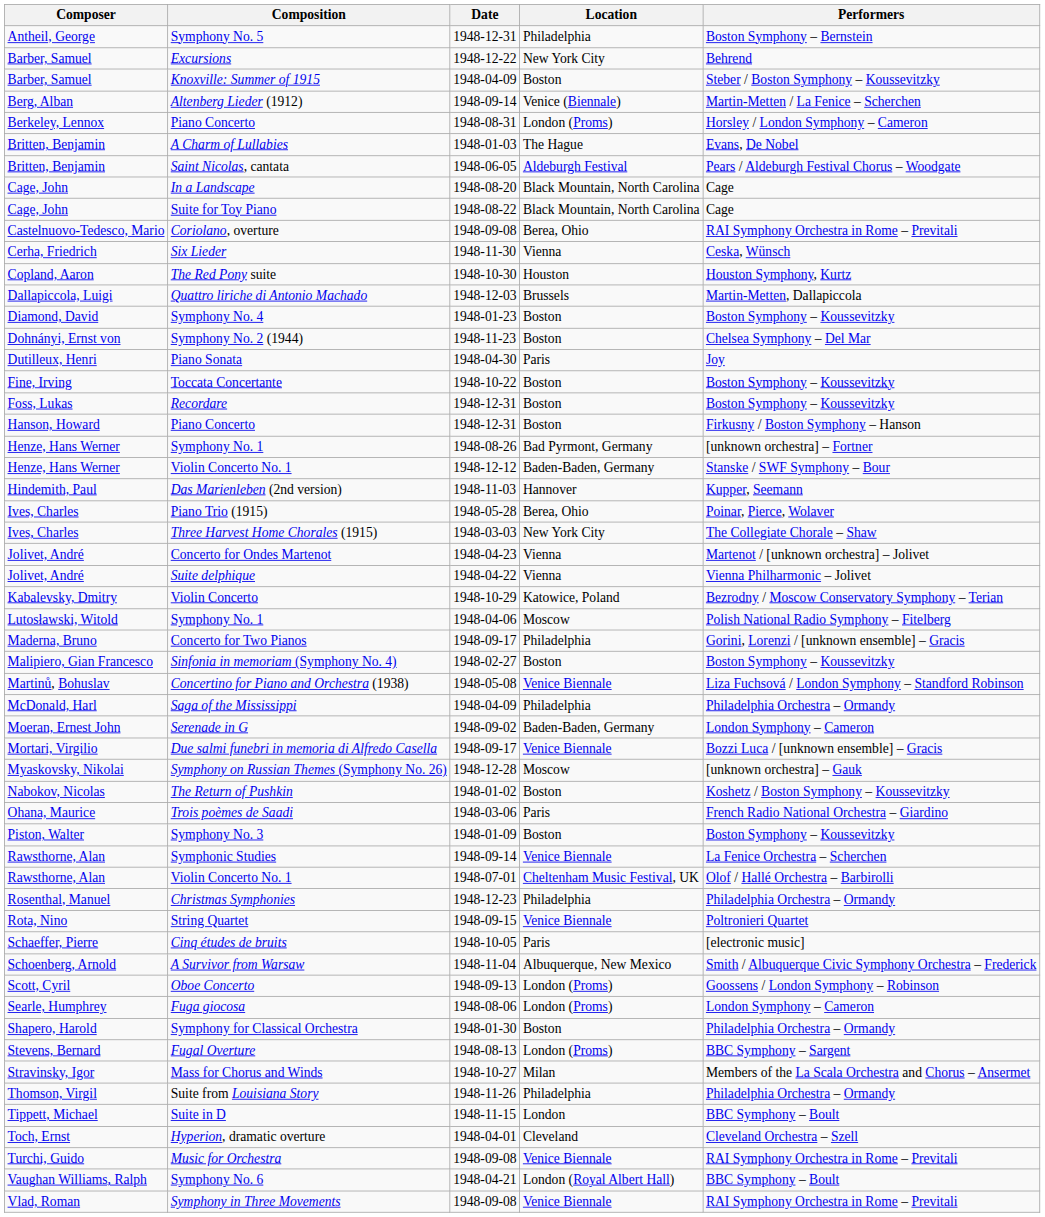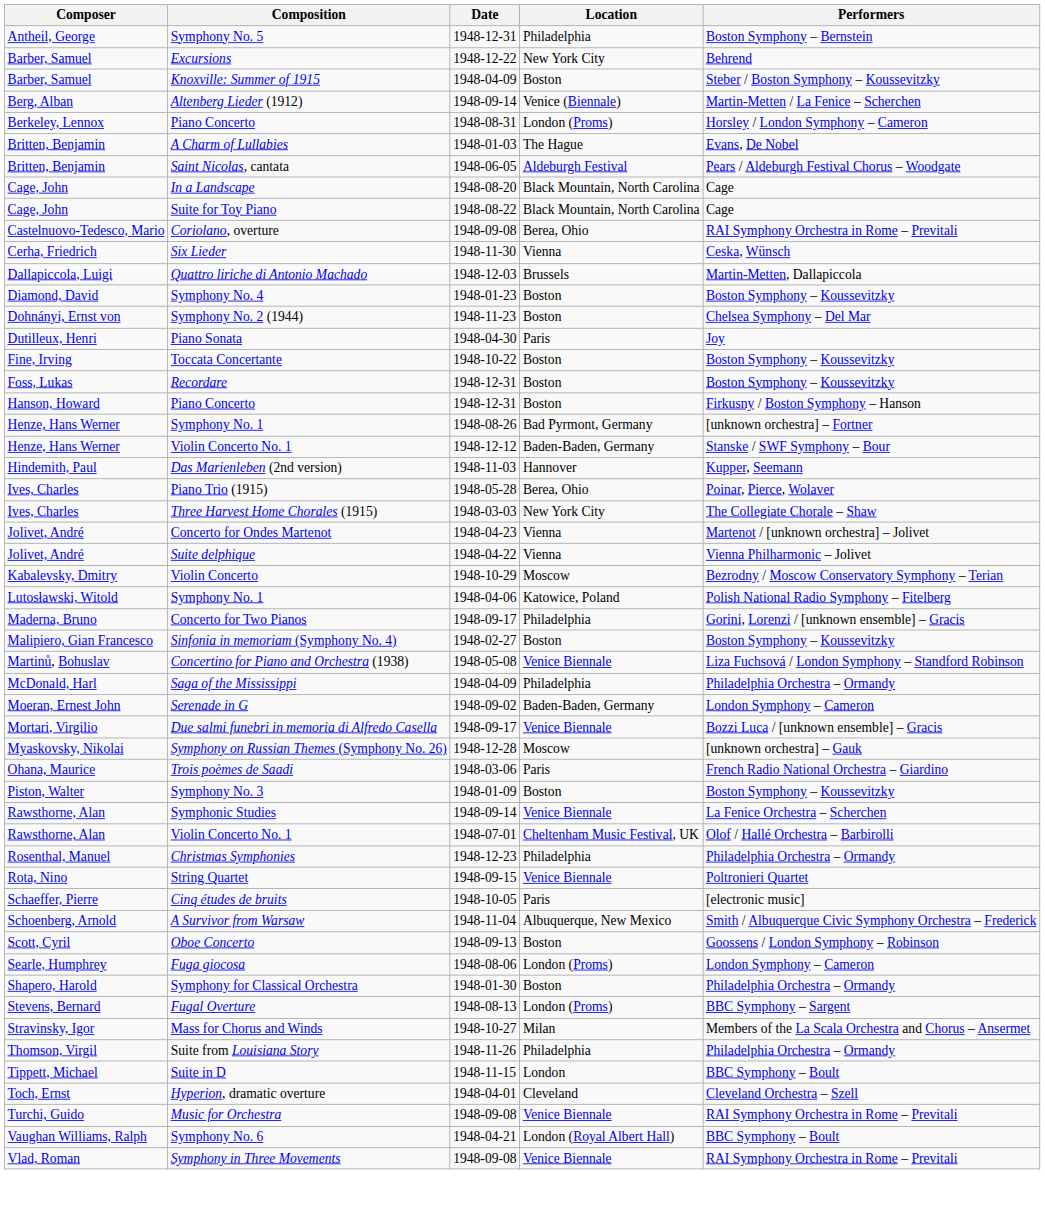- row: (51, 274)
(571, 597) Katowice, Poland -> (546, 576) Moscow
(546, 619) Moscow -> (571, 597) Katowice, Poland
- row: (56, 791)
(568, 985) London (Proms) -> (542, 942) Boston
